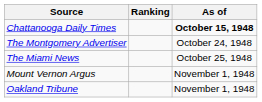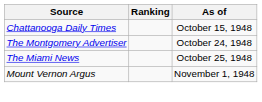(214, 27) bold -> (214, 27) normal
- row: (42, 89)
